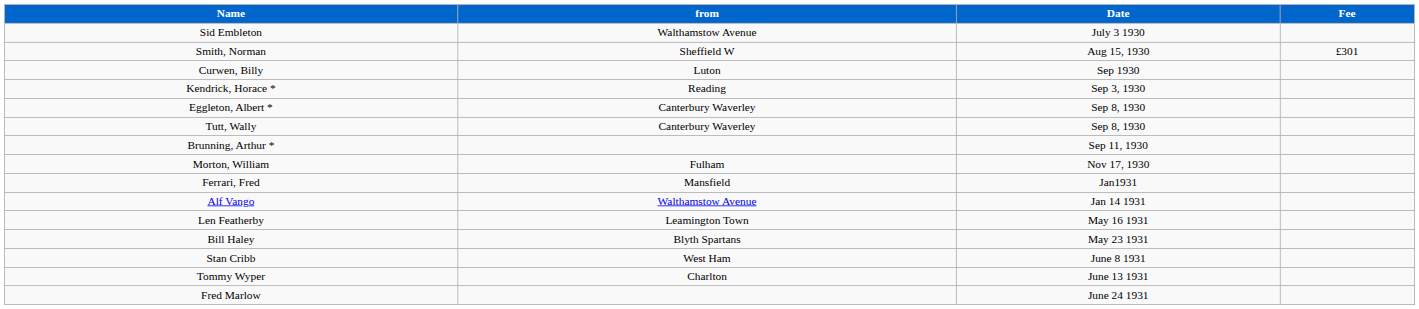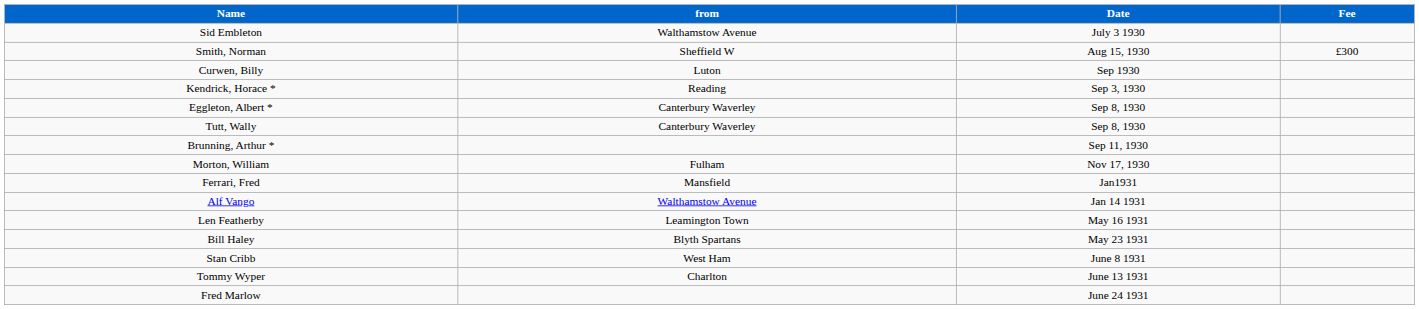(1347, 51) £301 -> (1347, 51) £300
